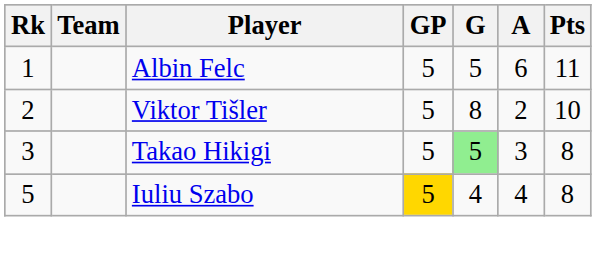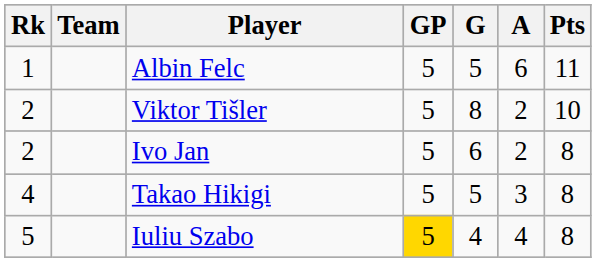+ row: (171, 151)
(28, 151) 3 -> (28, 194) 4
(475, 151) lightgreen background -> (475, 194) no background
